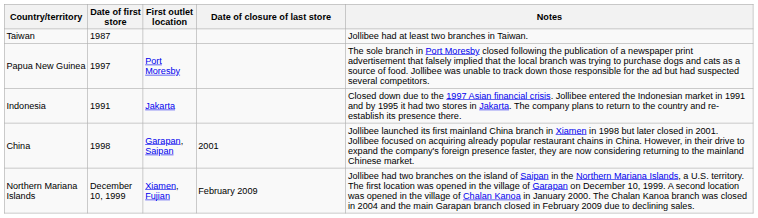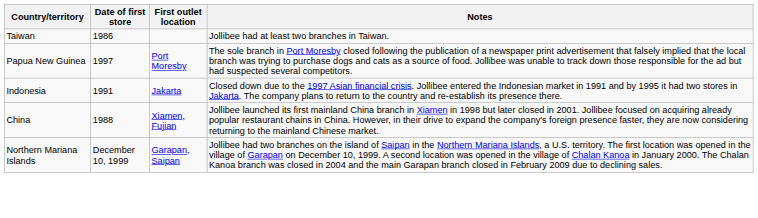- column: (271, 17)
(100, 36) 1987 -> (103, 36) 1986
(100, 146) 1998 -> (103, 120) 1988
(164, 146) Garapan, Saipan -> (168, 120) Xiamen, Fujian
(162, 191) Xiamen, Fujian -> (171, 155) Garapan, Saipan
